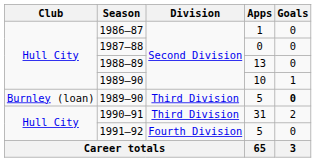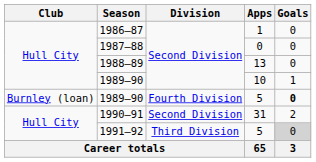(195, 98) Third Division -> (195, 98) Fourth Division
(195, 115) Third Division -> (195, 115) Second Division
(195, 132) Fourth Division -> (195, 132) Third Division
(293, 132) no background -> (293, 132) lightgrey background
